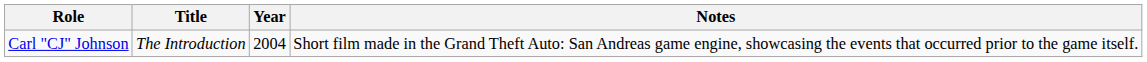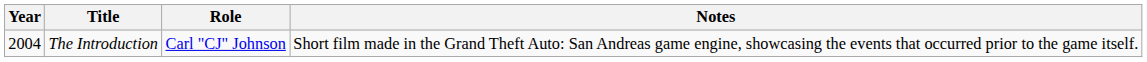columns swapped: (270, 17) <-> (68, 17)
